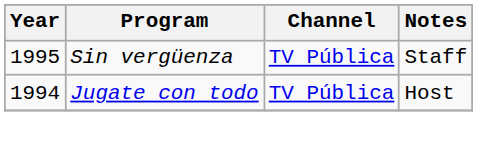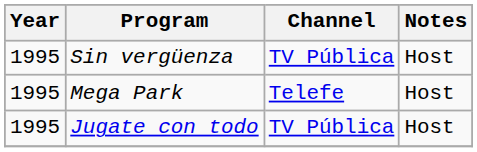(436, 57) Staff -> (430, 57) Host
+ row: (127, 93)
(35, 93) 1994 -> (35, 128) 1995
